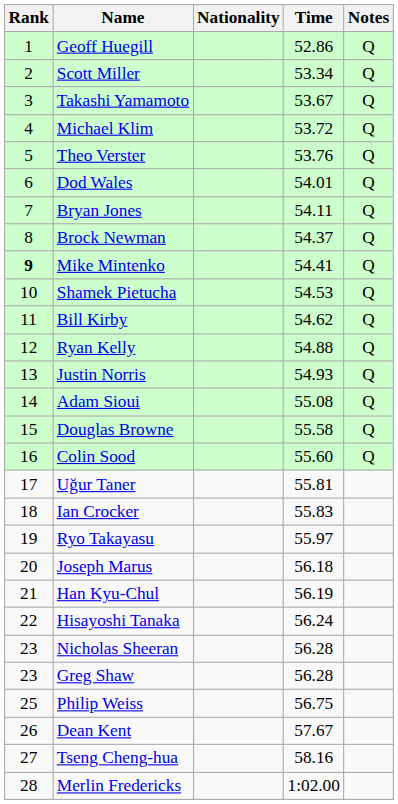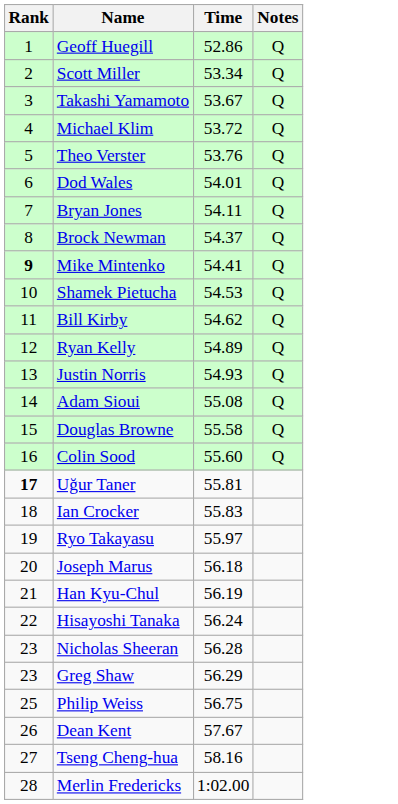- column: (238, 18)
(314, 347) 54.88 -> (223, 347) 54.89
(29, 484) normal -> (29, 484) bold
(314, 675) 56.28 -> (223, 675) 56.29
